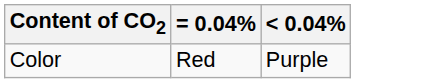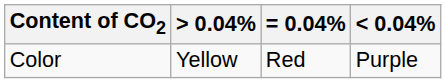+ column: (216, 23)
